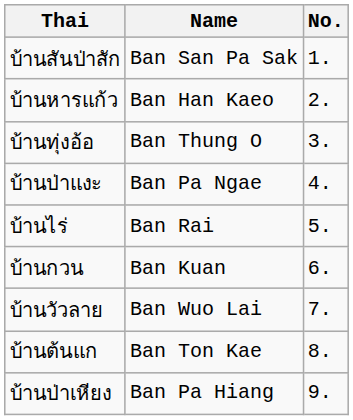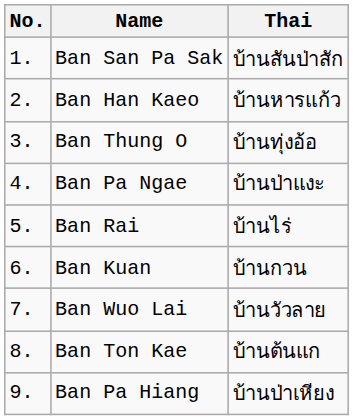columns swapped: (326, 21) <-> (65, 21)
